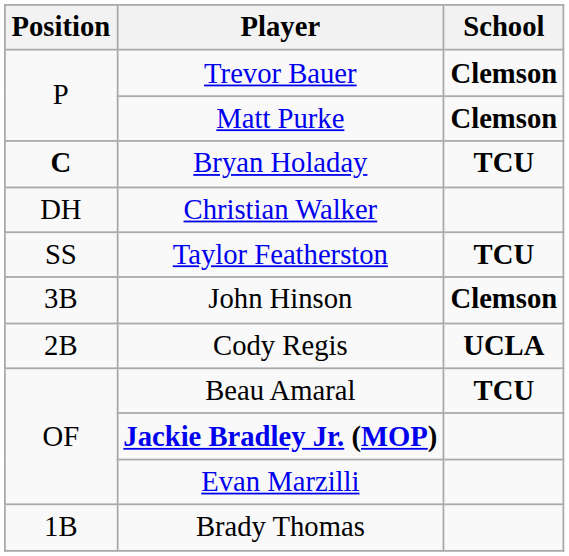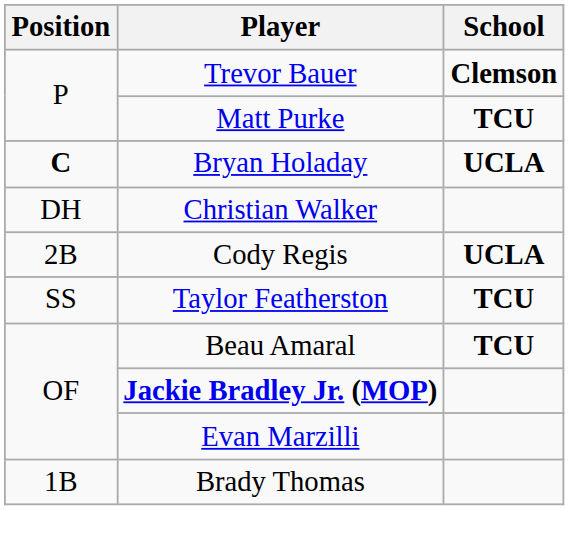(504, 118) Clemson -> (504, 118) TCU
(504, 163) TCU -> (504, 163) UCLA
rows swapped: (280, 345) <-> (280, 254)
- row: (280, 299)
